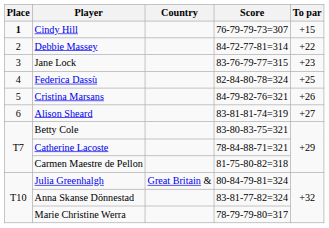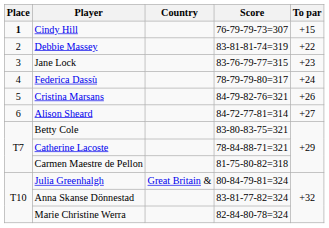(252, 46) 84-72-77-81=314 -> (252, 46) 83-81-81-74=319
(252, 80) 82-84-80-78=324 -> (252, 80) 78-79-79-80=317
(307, 80) +25 -> (307, 80) +24
(252, 113) 83-81-81-74=319 -> (252, 113) 84-72-77-81=314
(252, 214) 78-79-79-80=317 -> (252, 214) 82-84-80-78=324
